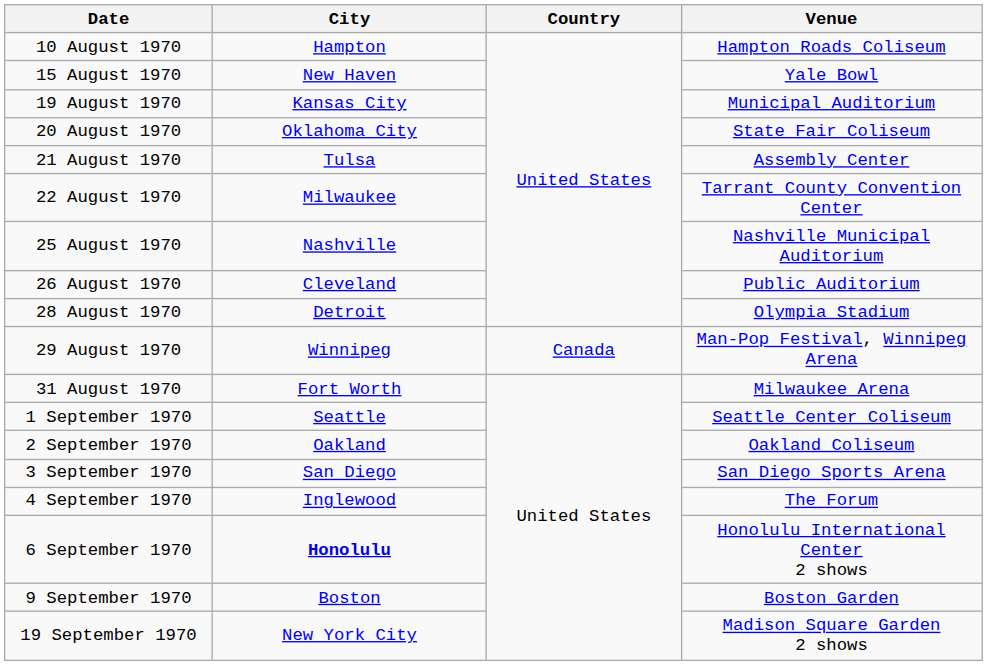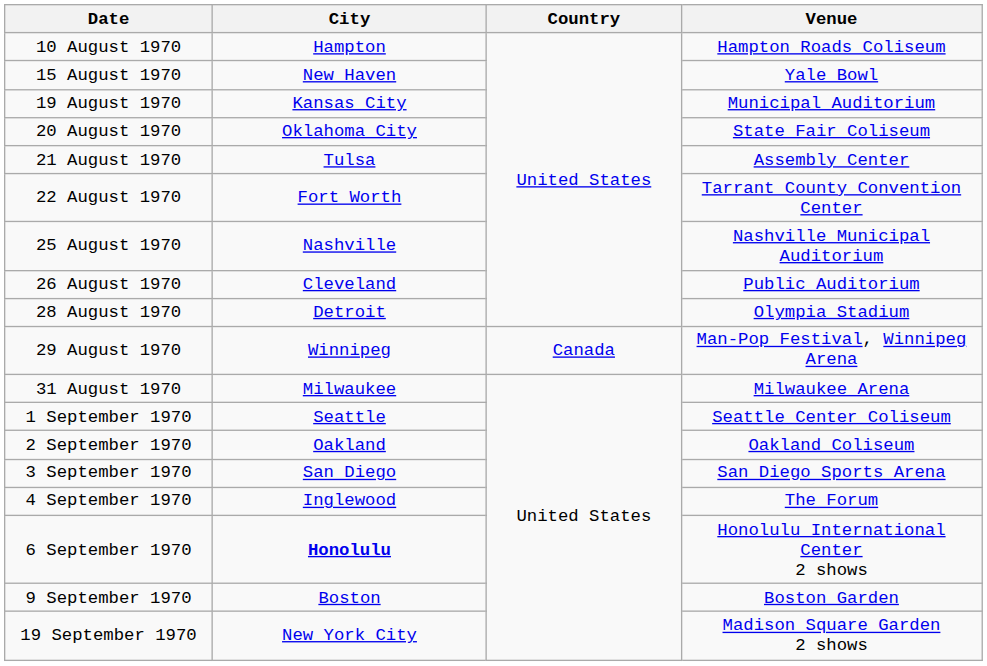(350, 198) Milwaukee -> (349, 198) Fort Worth
(349, 389) Fort Worth -> (350, 389) Milwaukee
